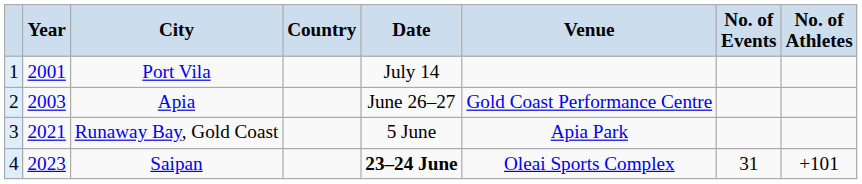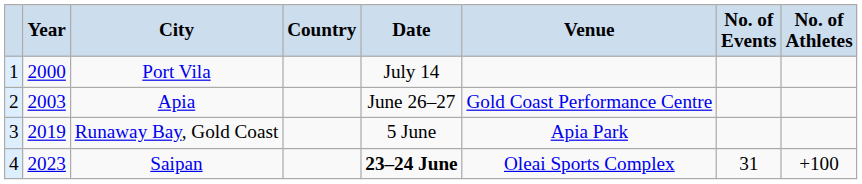(47, 71) 2001 -> (47, 71) 2000
(47, 132) 2021 -> (47, 132) 2019
(819, 163) +101 -> (819, 163) +100
